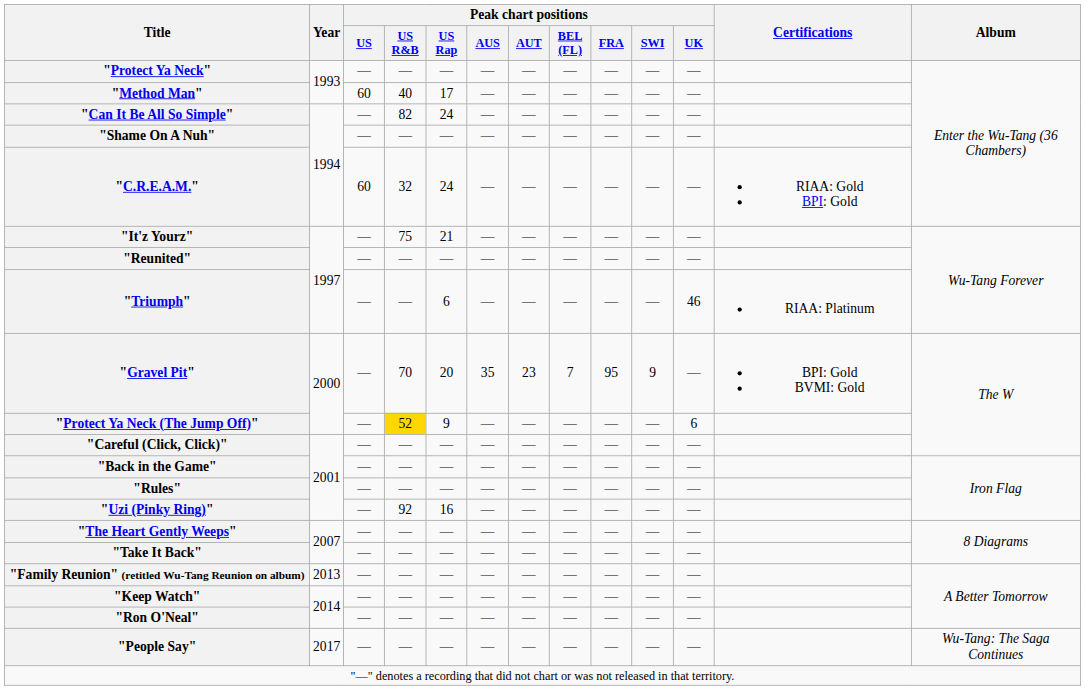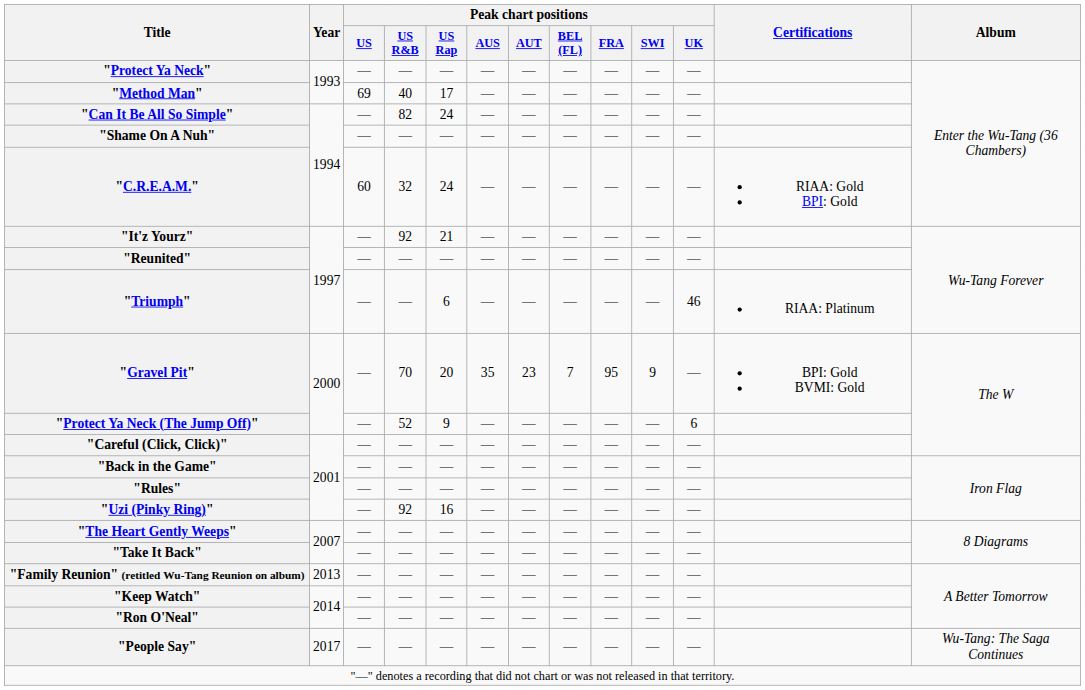(364, 93) 60 -> (364, 93) 69
(405, 237) 75 -> (405, 237) 92
(405, 423) gold background -> (405, 423) no background
